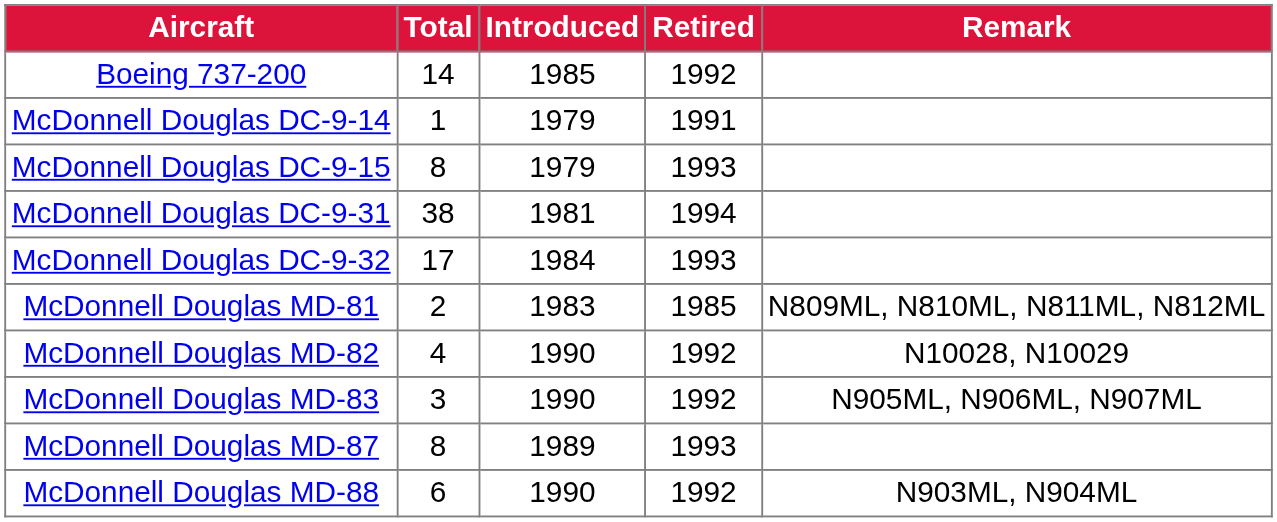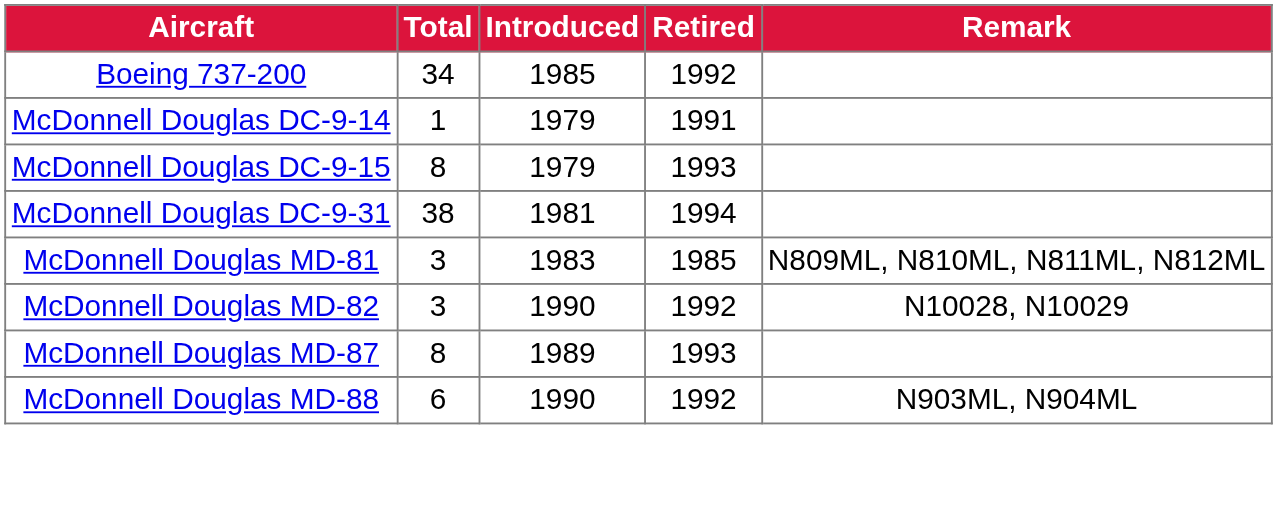(438, 74) 14 -> (438, 74) 34
- row: (201, 260)
(438, 306) 2 -> (438, 260) 3
(438, 353) 4 -> (438, 306) 3
- row: (201, 399)
